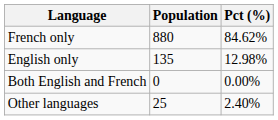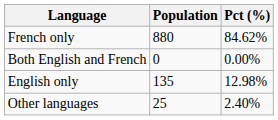rows swapped: (43, 59) <-> (77, 81)
